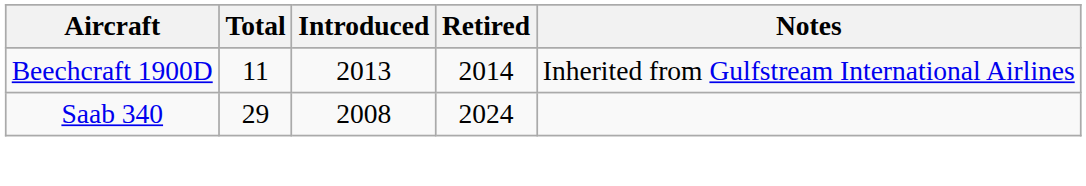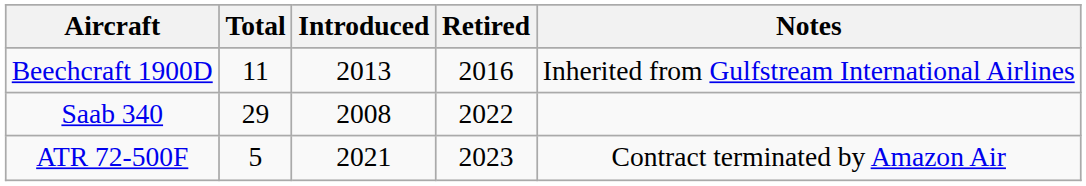(486, 69) 2014 -> (486, 69) 2016
(486, 113) 2024 -> (486, 113) 2022
+ row: (112, 157)
